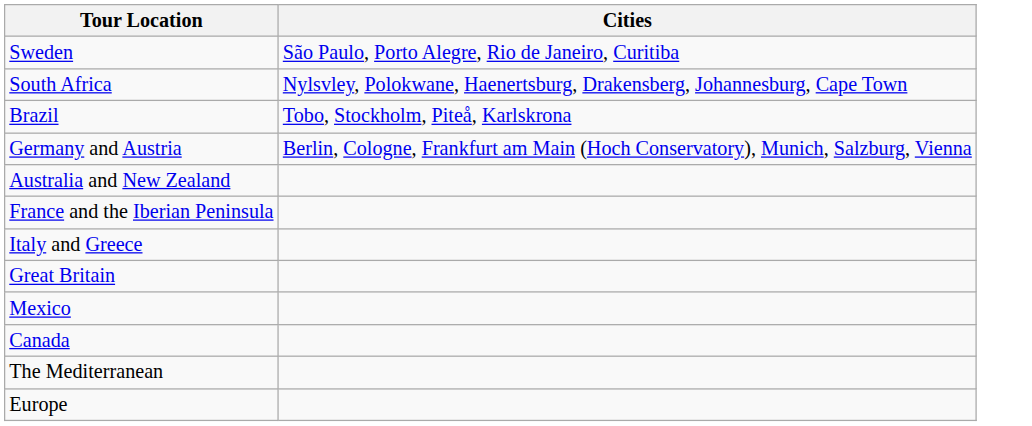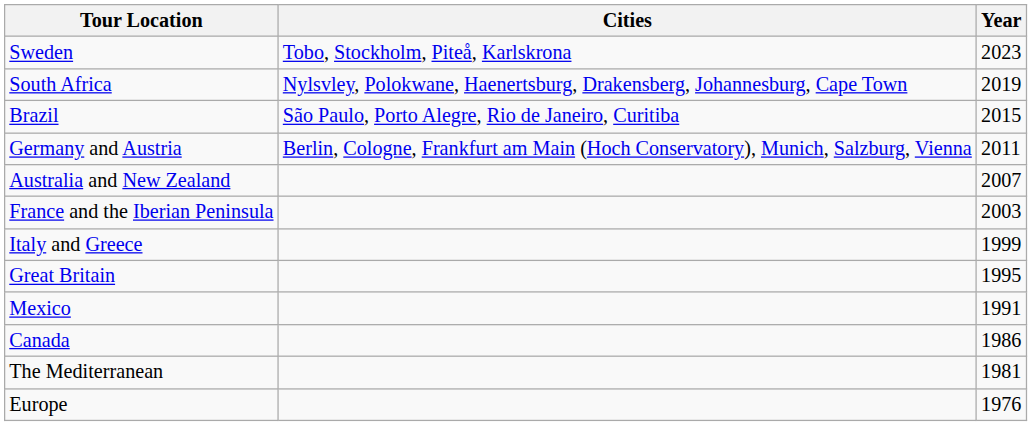+ column: (1001, 20)
(481, 52) São Paulo, Porto Alegre, Rio de Janeiro, Curitiba -> (427, 52) Tobo, Stockholm, Piteå, Karlskrona
(427, 116) Tobo, Stockholm, Piteå, Karlskrona -> (481, 116) São Paulo, Porto Alegre, Rio de Janeiro, Curitiba
